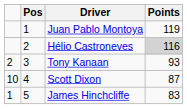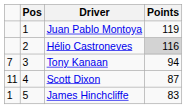(10, 63) 2 -> (10, 63) 7
(174, 63) 93 -> (173, 63) 94
(13, 79) 10 -> (12, 79) 11
